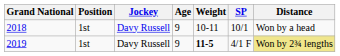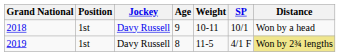(177, 43) 9 -> (177, 43) 8
(205, 43) bold -> (205, 43) normal
